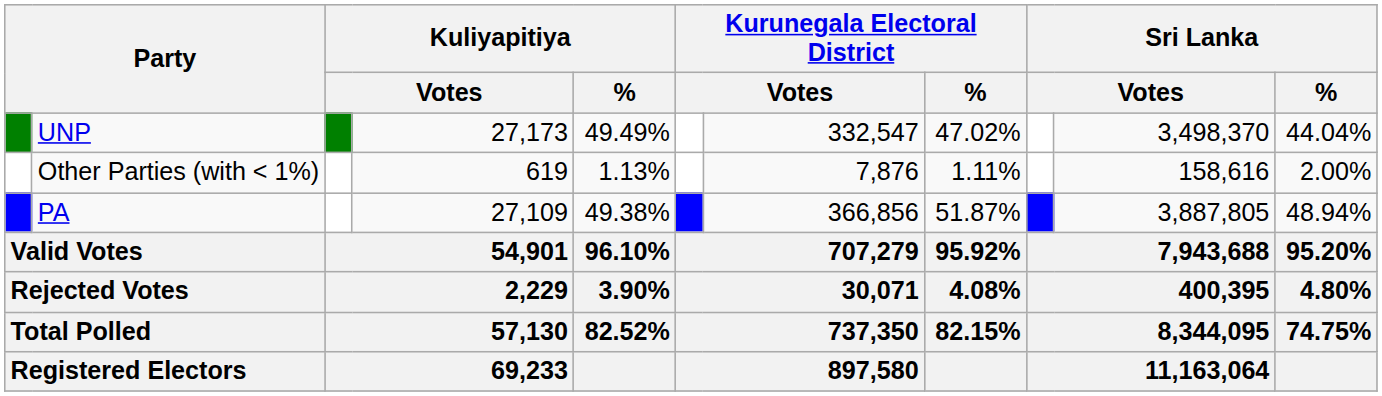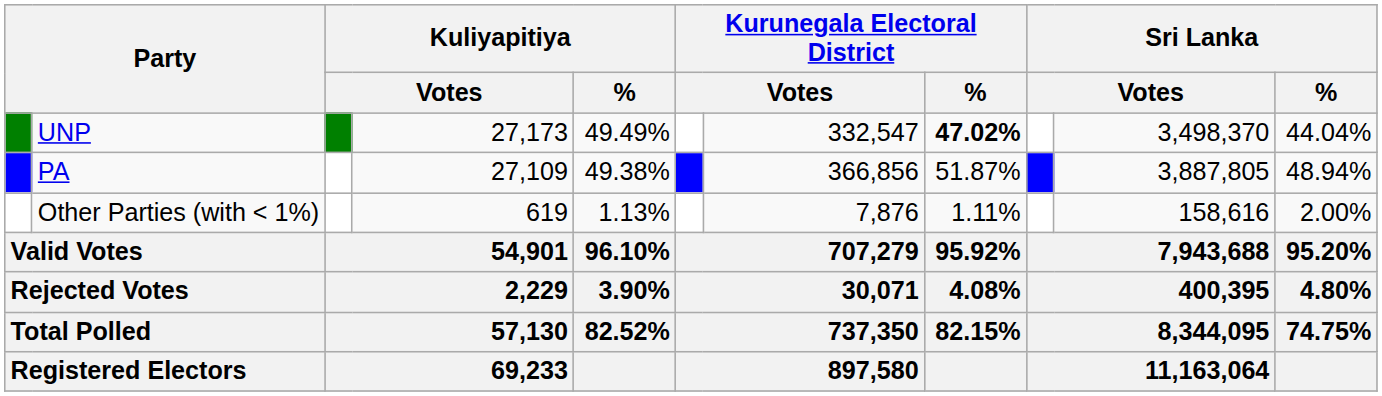(978, 132) normal -> (978, 132) bold
rows swapped: (54, 212) <-> (179, 172)
